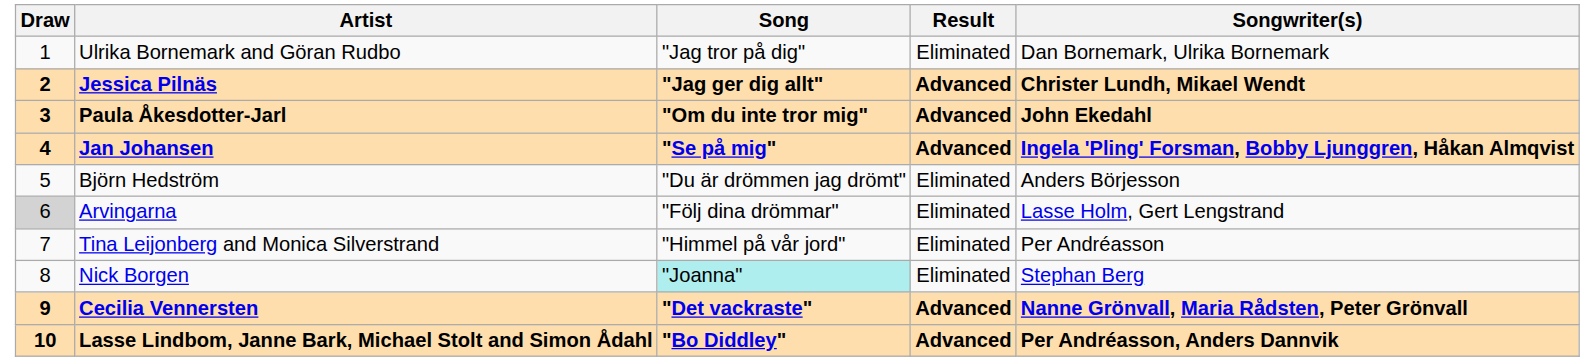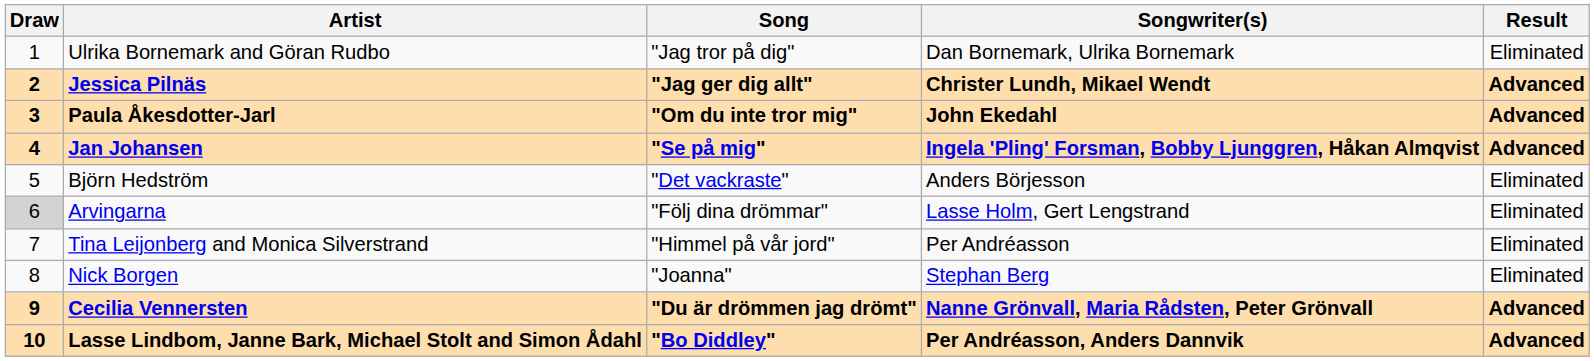columns swapped: (1298, 20) <-> (963, 20)
(784, 180) "Du är drömmen jag drömt" -> (720, 180) "Det vackraste"
(702, 276) paleturquoise background -> (691, 276) no background
(737, 308) "Det vackraste" -> (784, 308) "Du är drömmen jag drömt"
